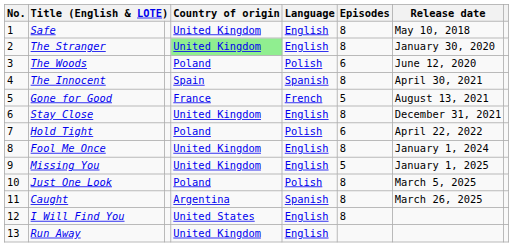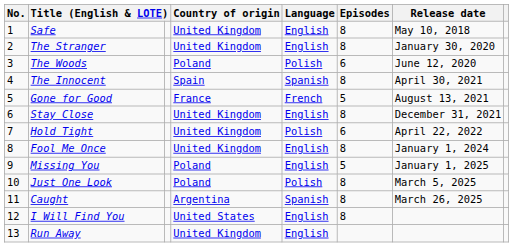(217, 47) lightgreen background -> (217, 47) no background
(192, 132) Poland -> (217, 132) United Kingdom
(217, 165) United Kingdom -> (192, 165) Poland
